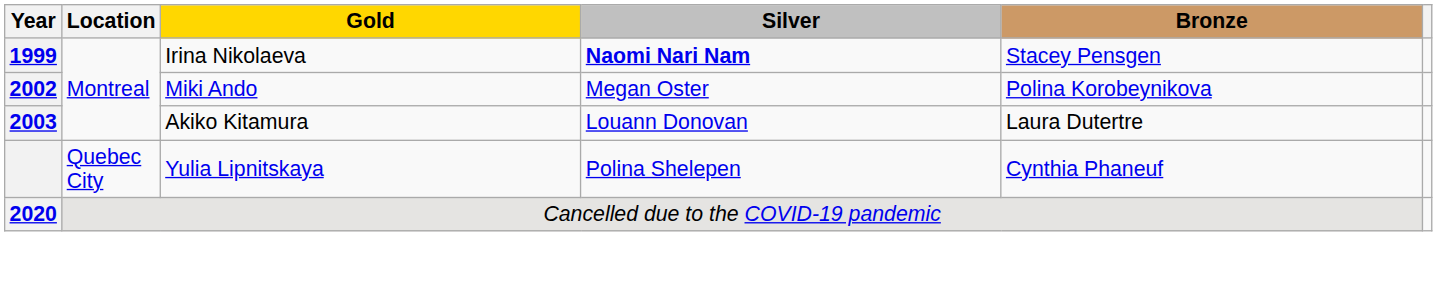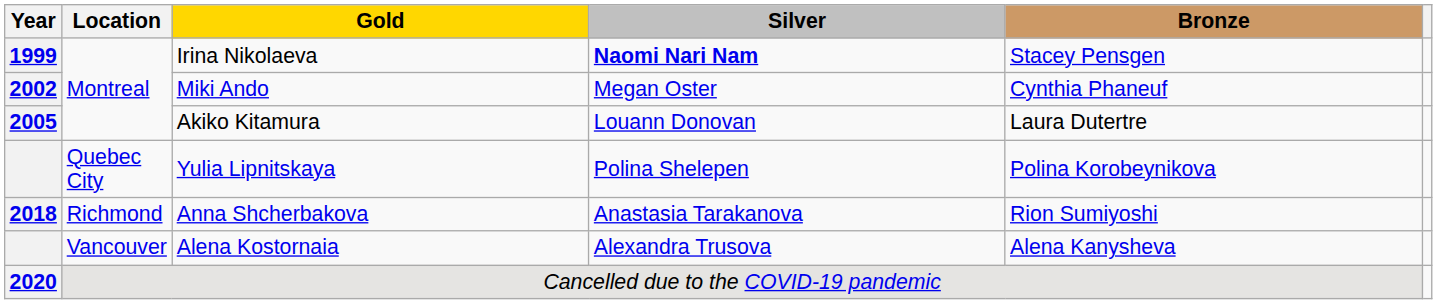(1109, 88) Polina Korobeynikova -> (1089, 88) Cynthia Phaneuf
(33, 122) 2003 -> (33, 122) 2005
(1085, 168) Cynthia Phaneuf -> (1113, 168) Polina Korobeynikova
+ row: (273, 214)
+ row: (258, 247)
